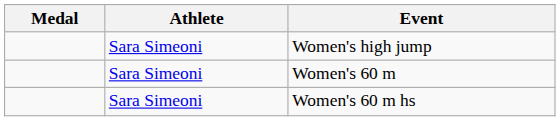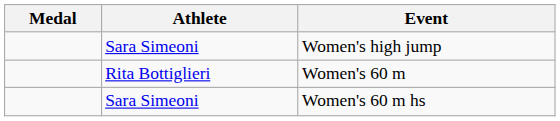(156, 73) Sara Simeoni -> (158, 73) Rita Bottiglieri
